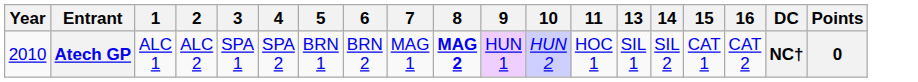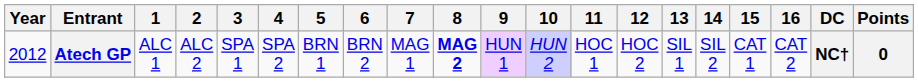+ column: (640, 18)
(28, 54) 2010 -> (28, 54) 2012
